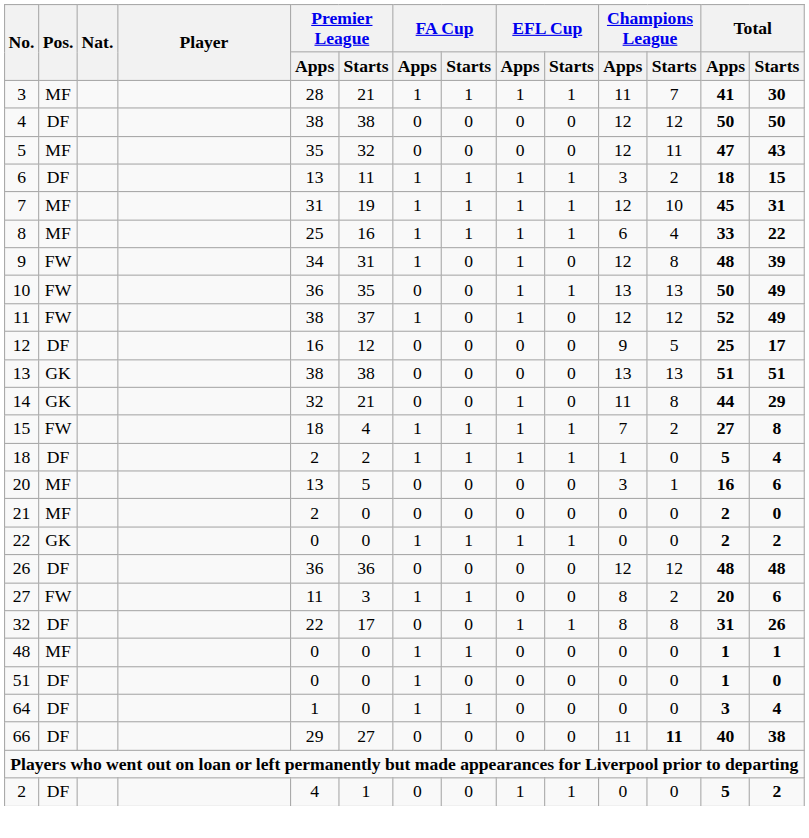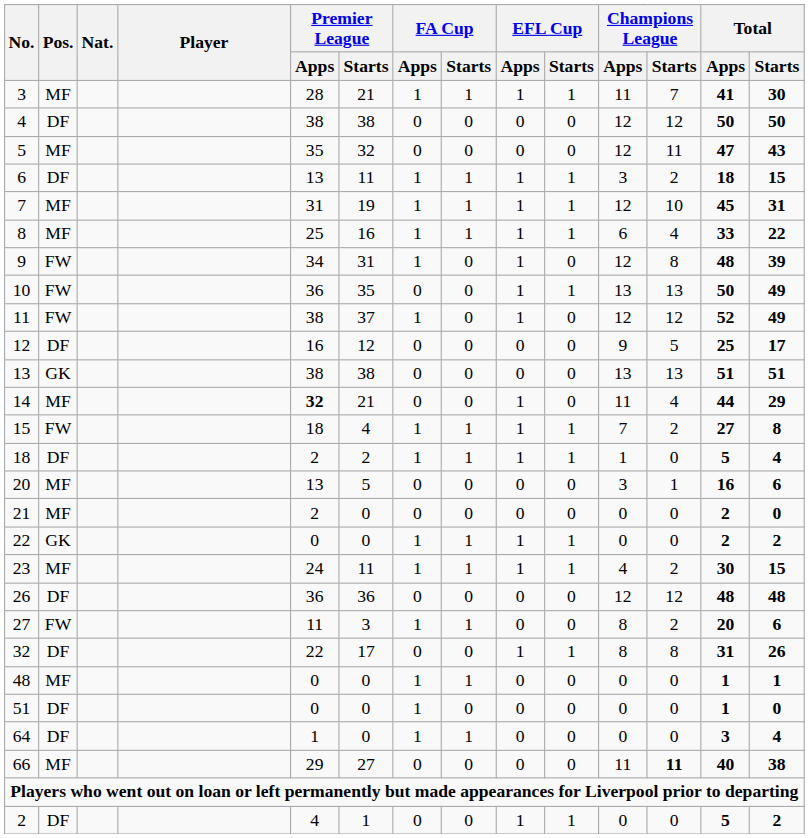(58, 401) GK -> (58, 401) MF
(315, 401) normal -> (315, 401) bold
(674, 401) 8 -> (674, 401) 4
+ row: (22, 568)
(58, 736) DF -> (58, 763) MF
